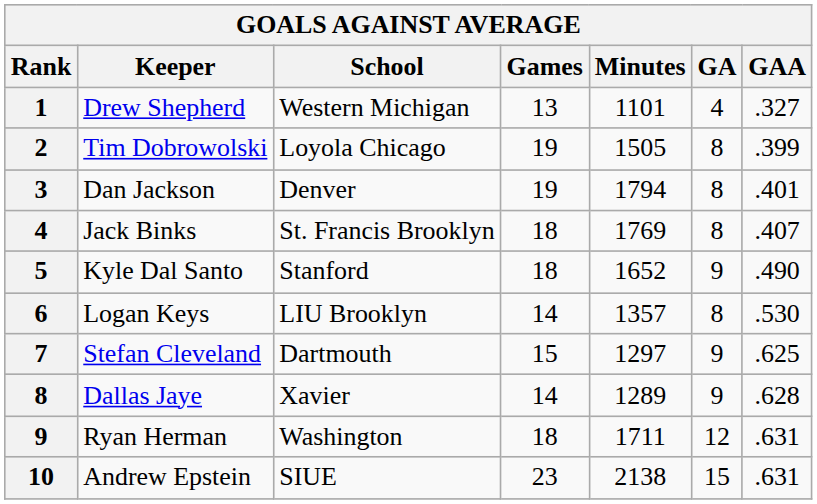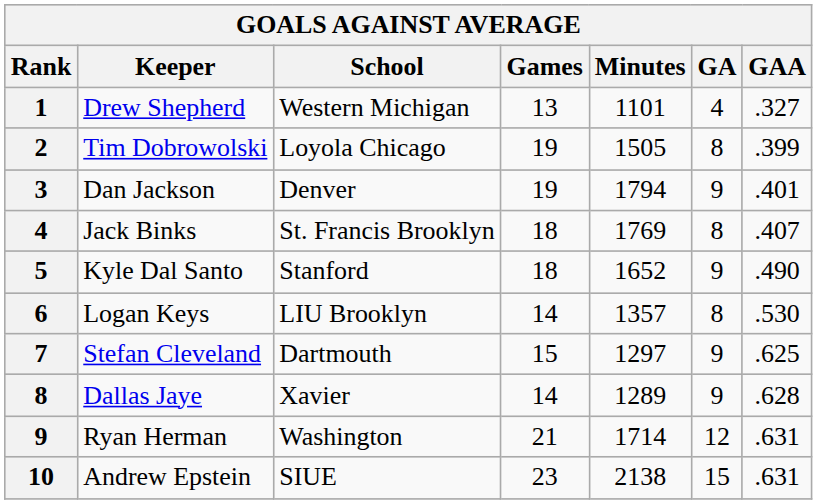(717, 189) 8 -> (717, 189) 9
(545, 436) 18 -> (545, 436) 21
(640, 436) 1711 -> (640, 436) 1714
